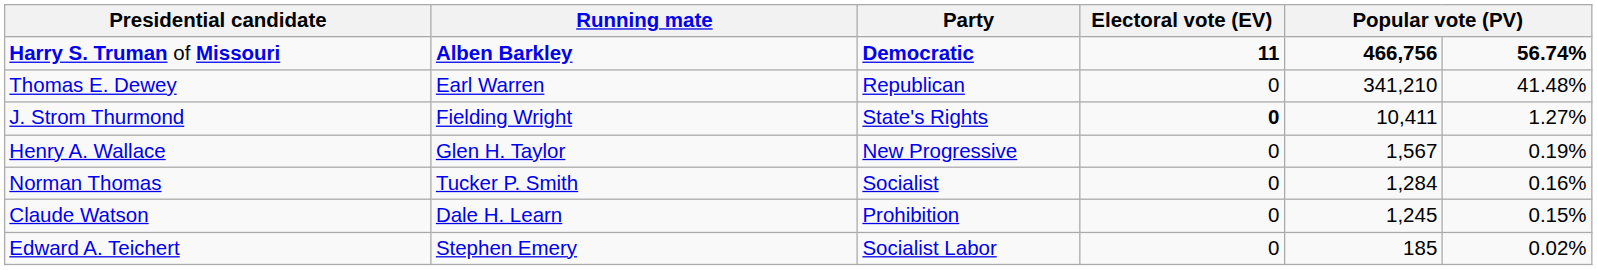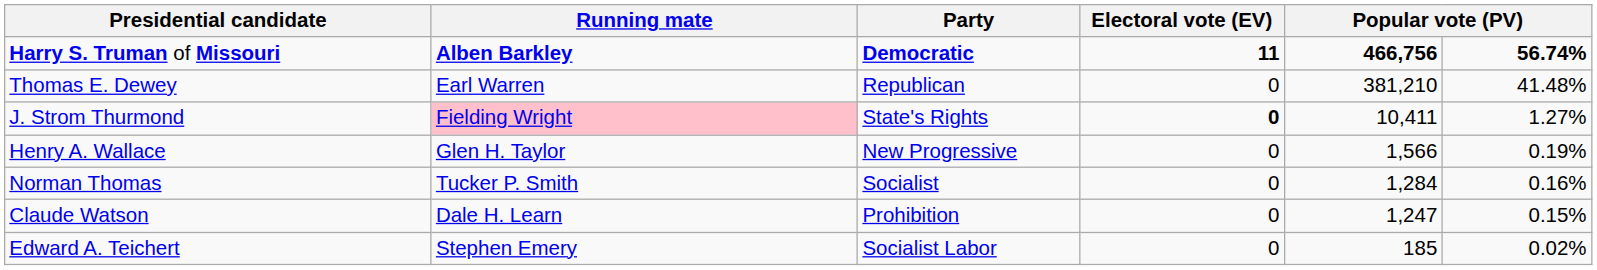(1400, 85) 341,210 -> (1400, 85) 381,210
(504, 118) no background -> (504, 118) pink background
(1412, 150) 1,567 -> (1412, 150) 1,566
(1412, 215) 1,245 -> (1412, 215) 1,247
